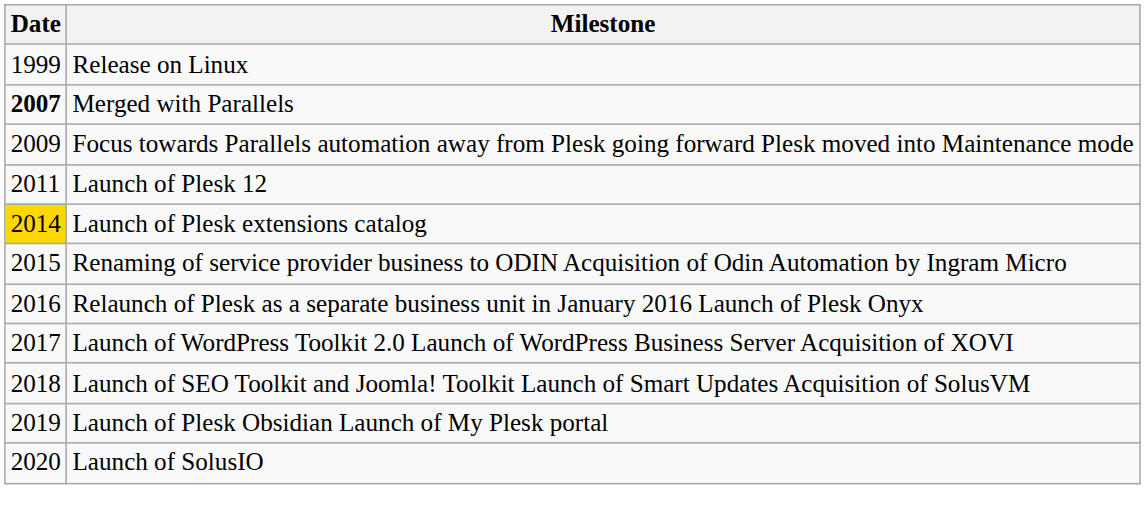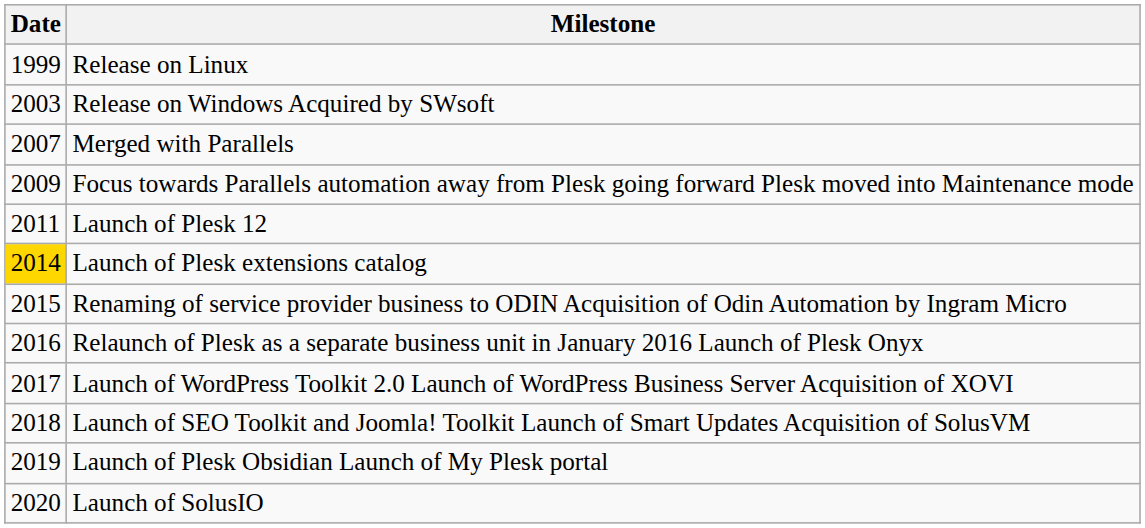+ row: (284, 104)
(36, 104) bold -> (36, 143) normal
